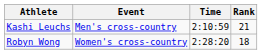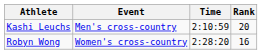(244, 26) 21 -> (244, 26) 20
(244, 41) 18 -> (244, 41) 16
